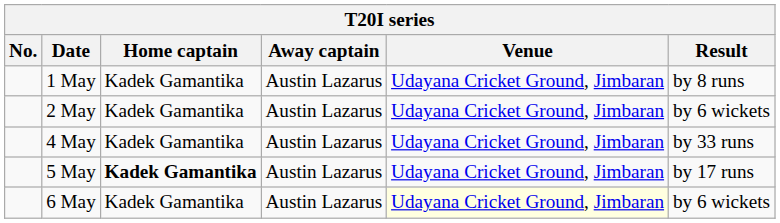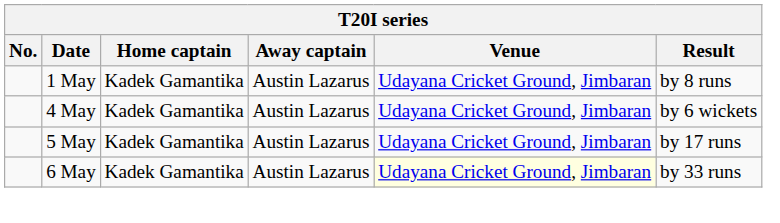- row: (71, 111)
(713, 141) by 33 runs -> (709, 111) by 6 wickets
(181, 171) bold -> (174, 141) normal
(721, 202) by 6 wickets -> (701, 171) by 33 runs
